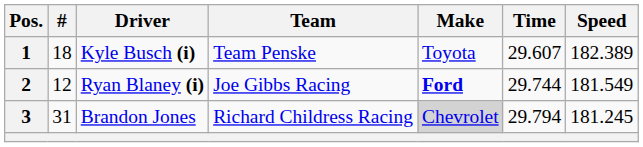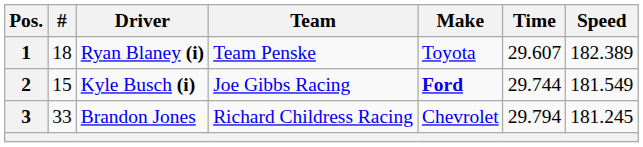(138, 52) Kyle Busch (i) -> (142, 52) Ryan Blaney (i)
(62, 84) 12 -> (62, 84) 15
(142, 84) Ryan Blaney (i) -> (138, 84) Kyle Busch (i)
(62, 116) 31 -> (62, 116) 33
(460, 116) lightgrey background -> (460, 116) no background
